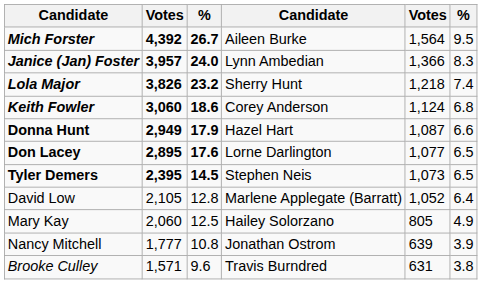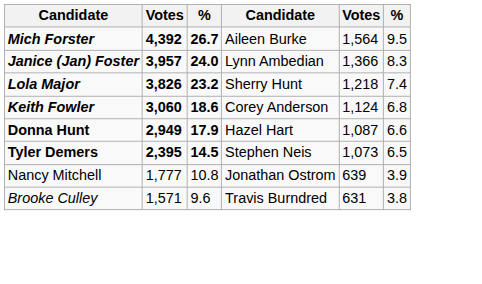- row: (44, 152)
- row: (41, 198)
- row: (38, 221)
